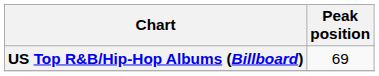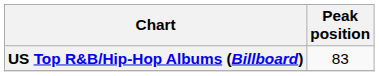(340, 58) 69 -> (340, 58) 83
